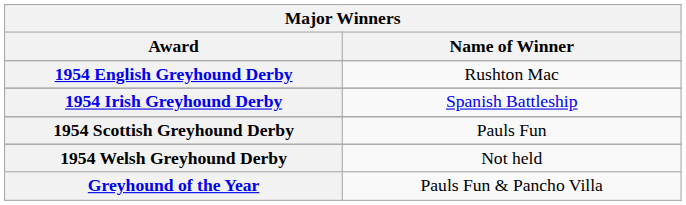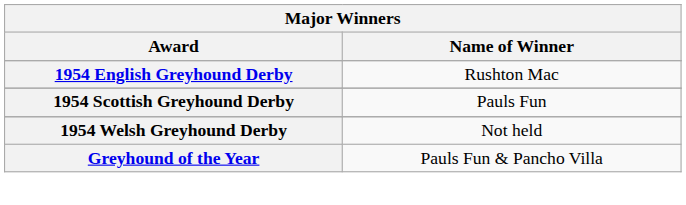- row: (174, 102)
